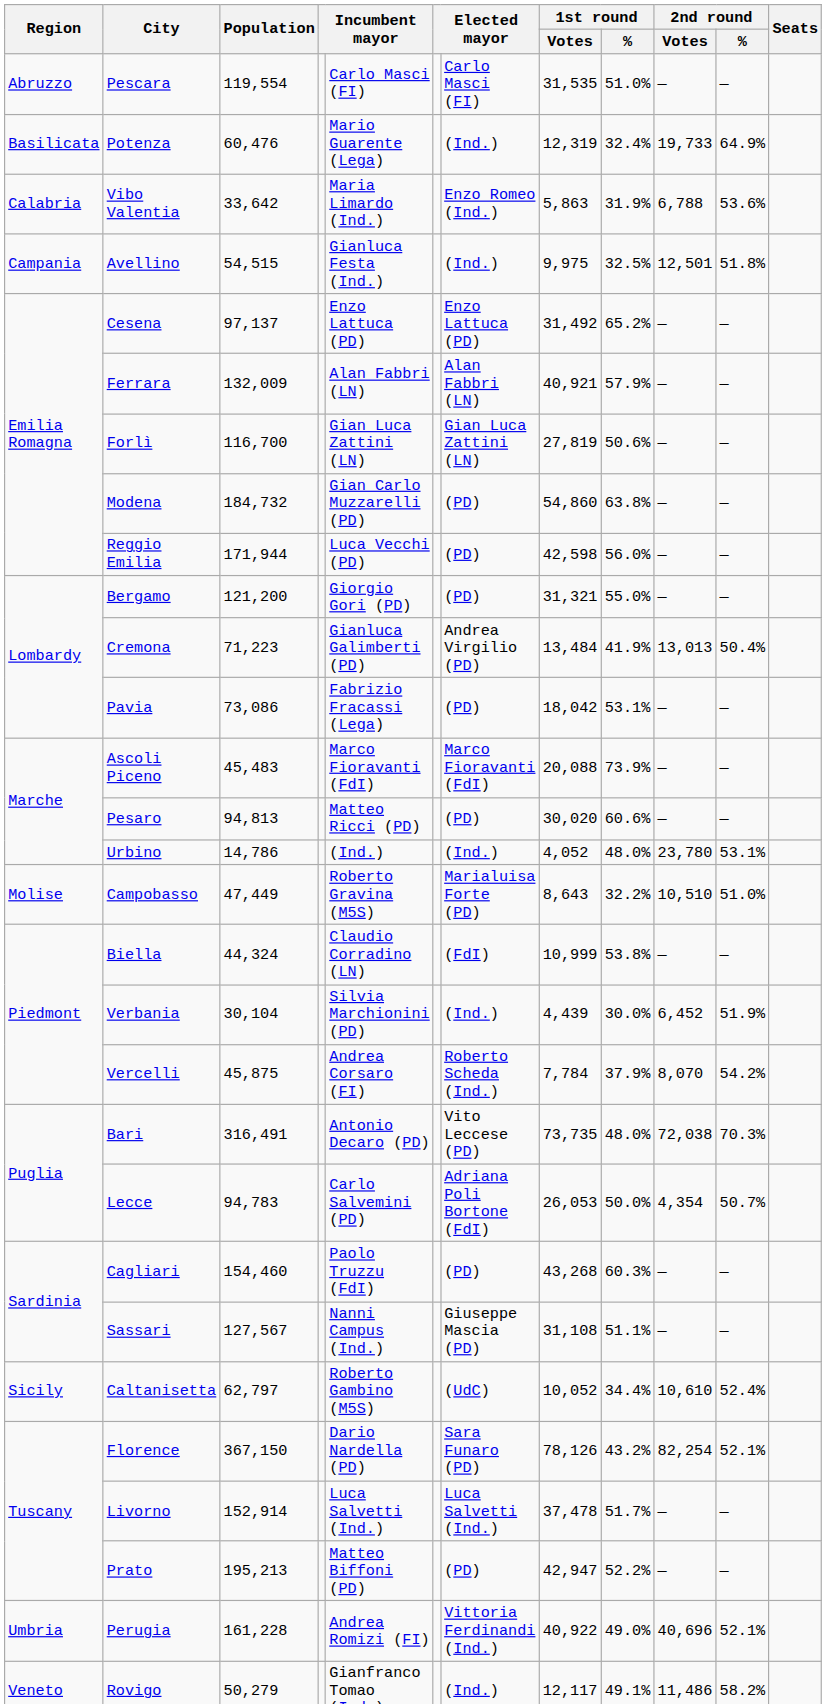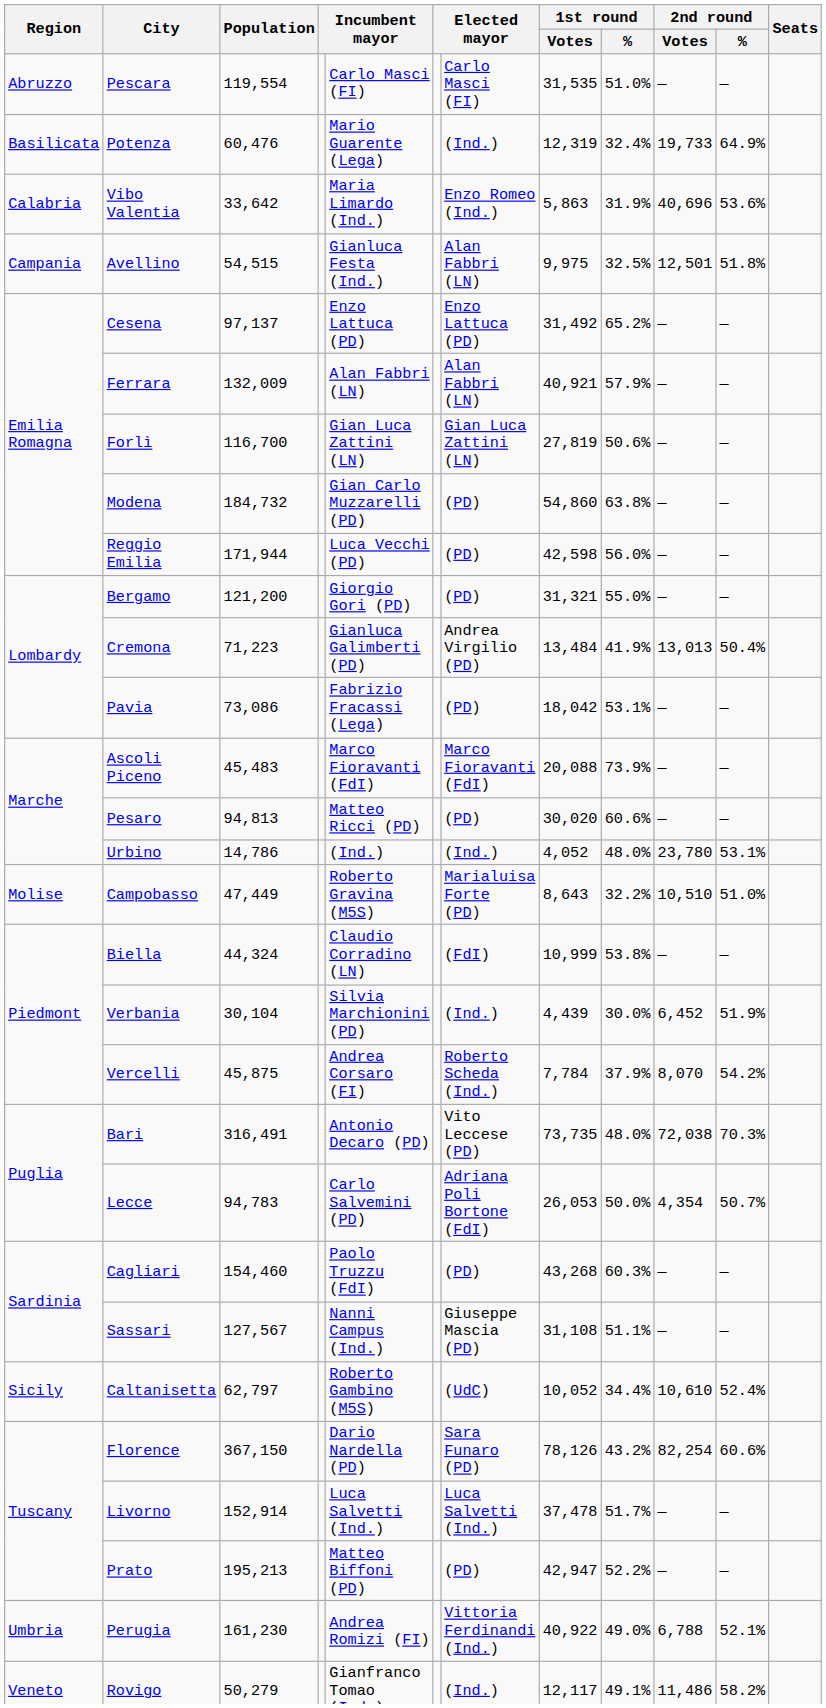(680, 204) 6,788 -> (685, 204) 40,696
(472, 264) (Ind.) -> (472, 264) Alan Fabbri (LN)
(742, 1451) 52.1% -> (742, 1451) 60.6%
(255, 1631) 161,228 -> (255, 1631) 161,230
(685, 1631) 40,696 -> (680, 1631) 6,788
